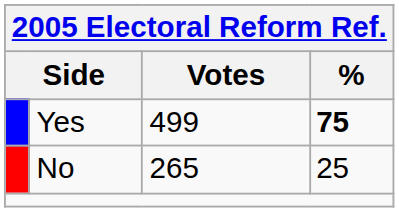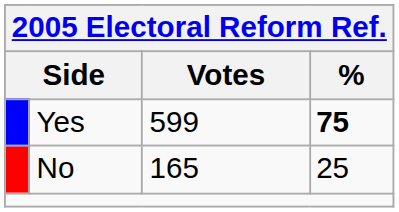(174, 121) 499 -> (174, 121) 599
(174, 168) 265 -> (174, 168) 165
